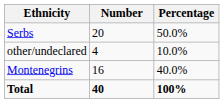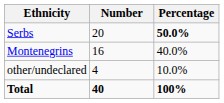(172, 32) normal -> (173, 32) bold
rows swapped: (40, 70) <-> (47, 51)
